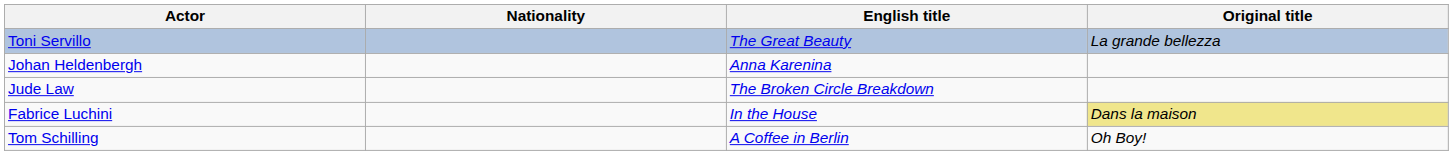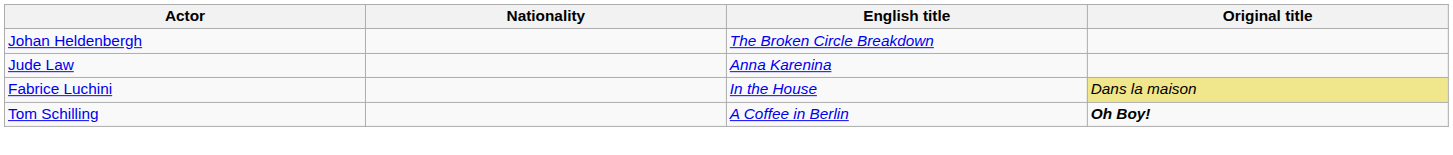- row: (49, 41)
(781, 65) Anna Karenina -> (832, 41) The Broken Circle Breakdown
(832, 89) The Broken Circle Breakdown -> (781, 65) Anna Karenina
(1118, 138) normal -> (1121, 114) bold
